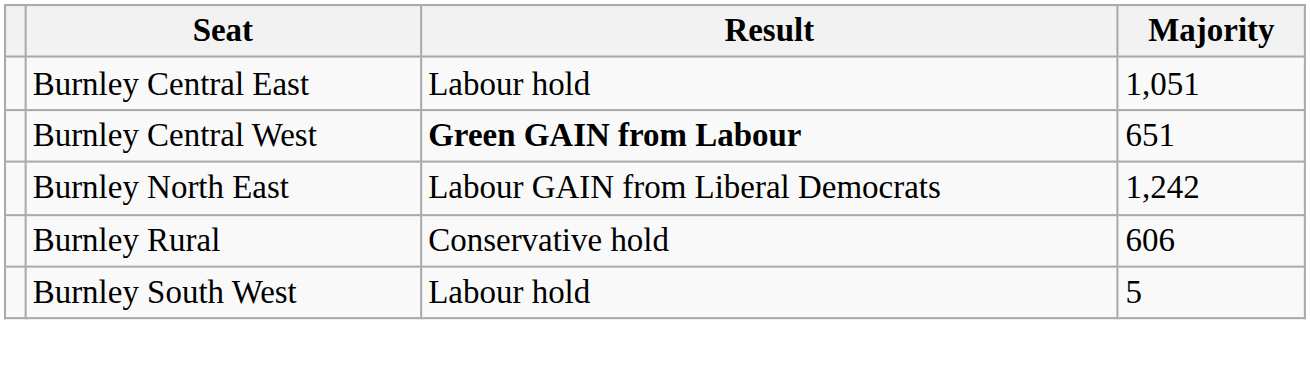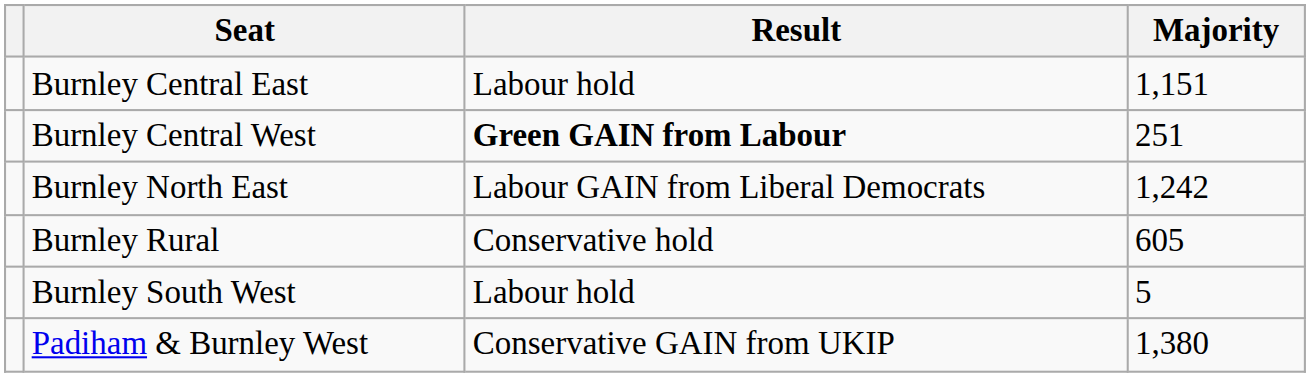(1163, 82) 1,051 -> (1172, 82) 1,151
(1150, 135) 651 -> (1160, 135) 251
(1150, 239) 606 -> (1160, 239) 605
+ row: (200, 344)
